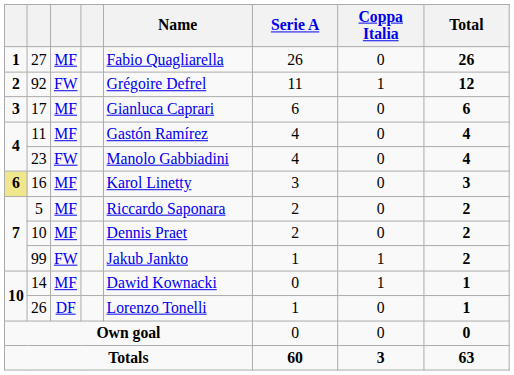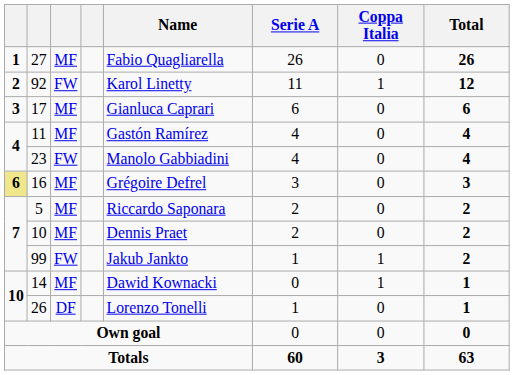(156, 84) Grégoire Defrel -> (149, 84) Karol Linetty
(149, 183) Karol Linetty -> (156, 183) Grégoire Defrel
